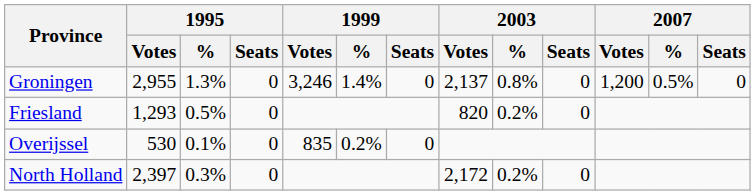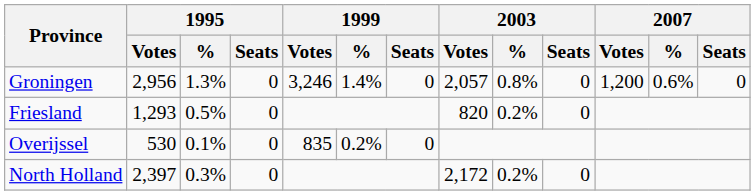(154, 81) 2,955 -> (154, 81) 2,956
(466, 81) 2,137 -> (466, 81) 2,057
(673, 81) 0.5% -> (673, 81) 0.6%
